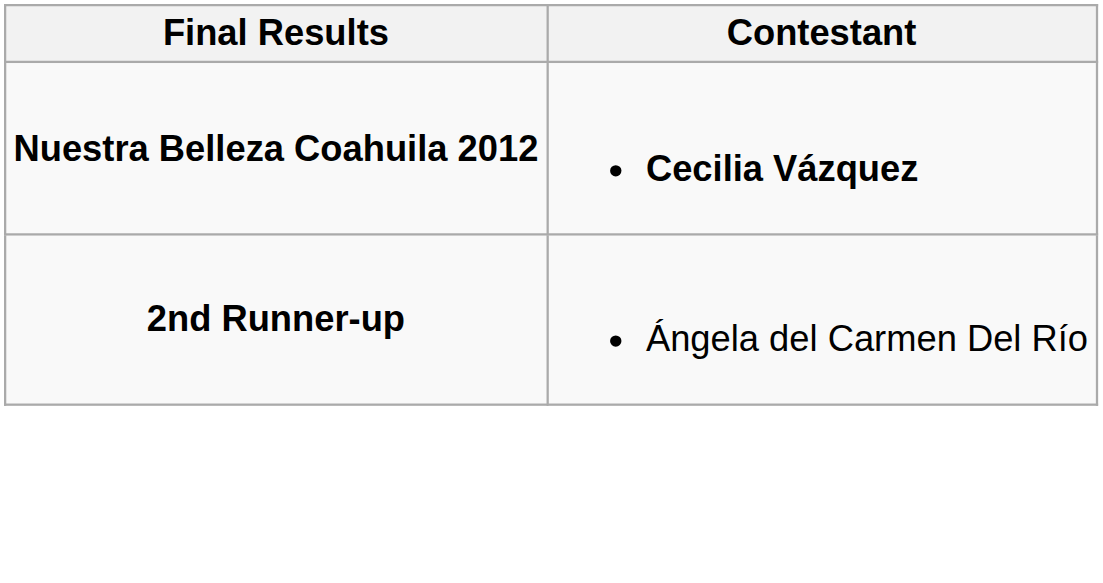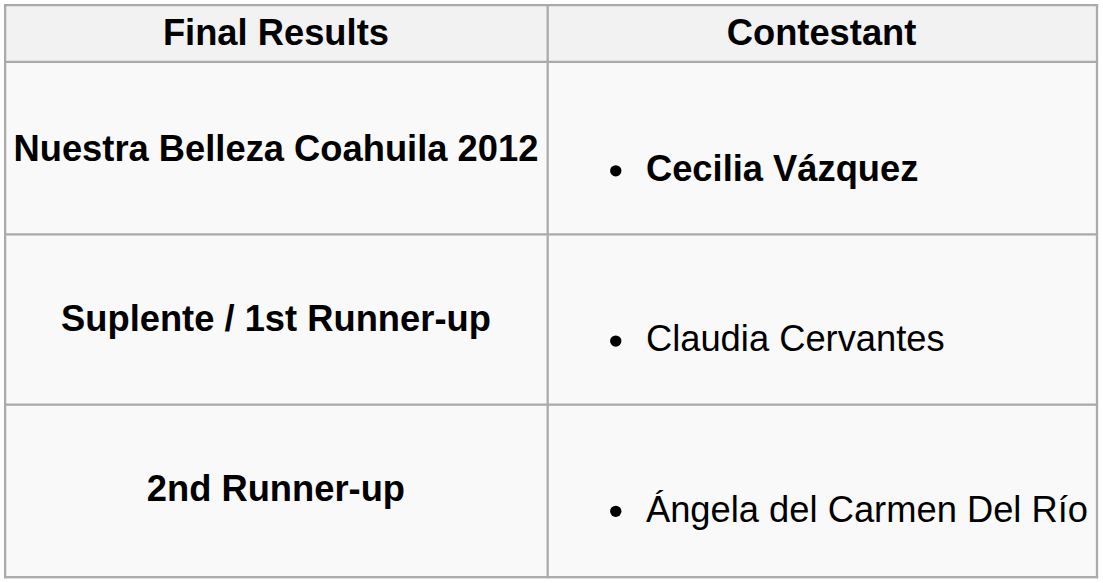+ row: (276, 318)
